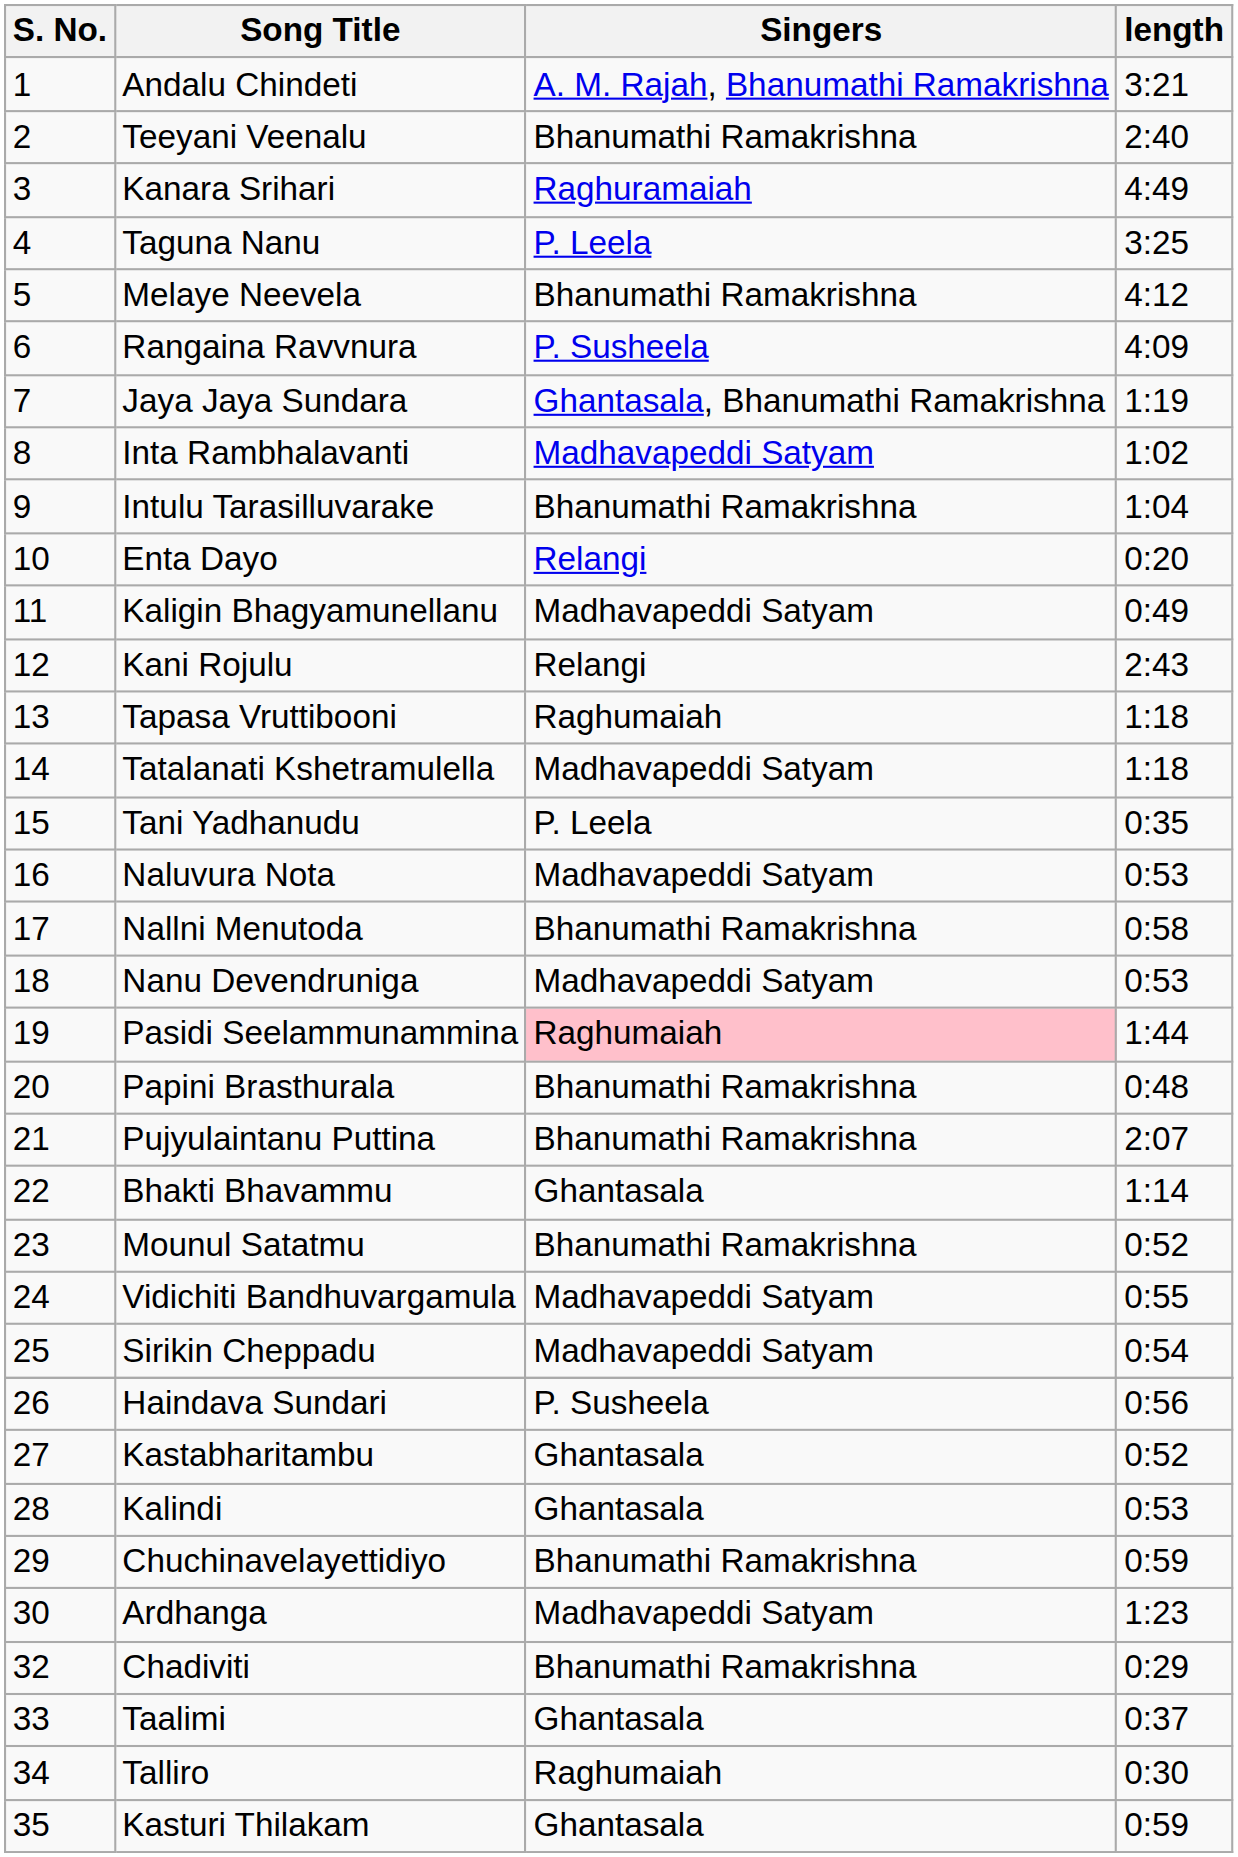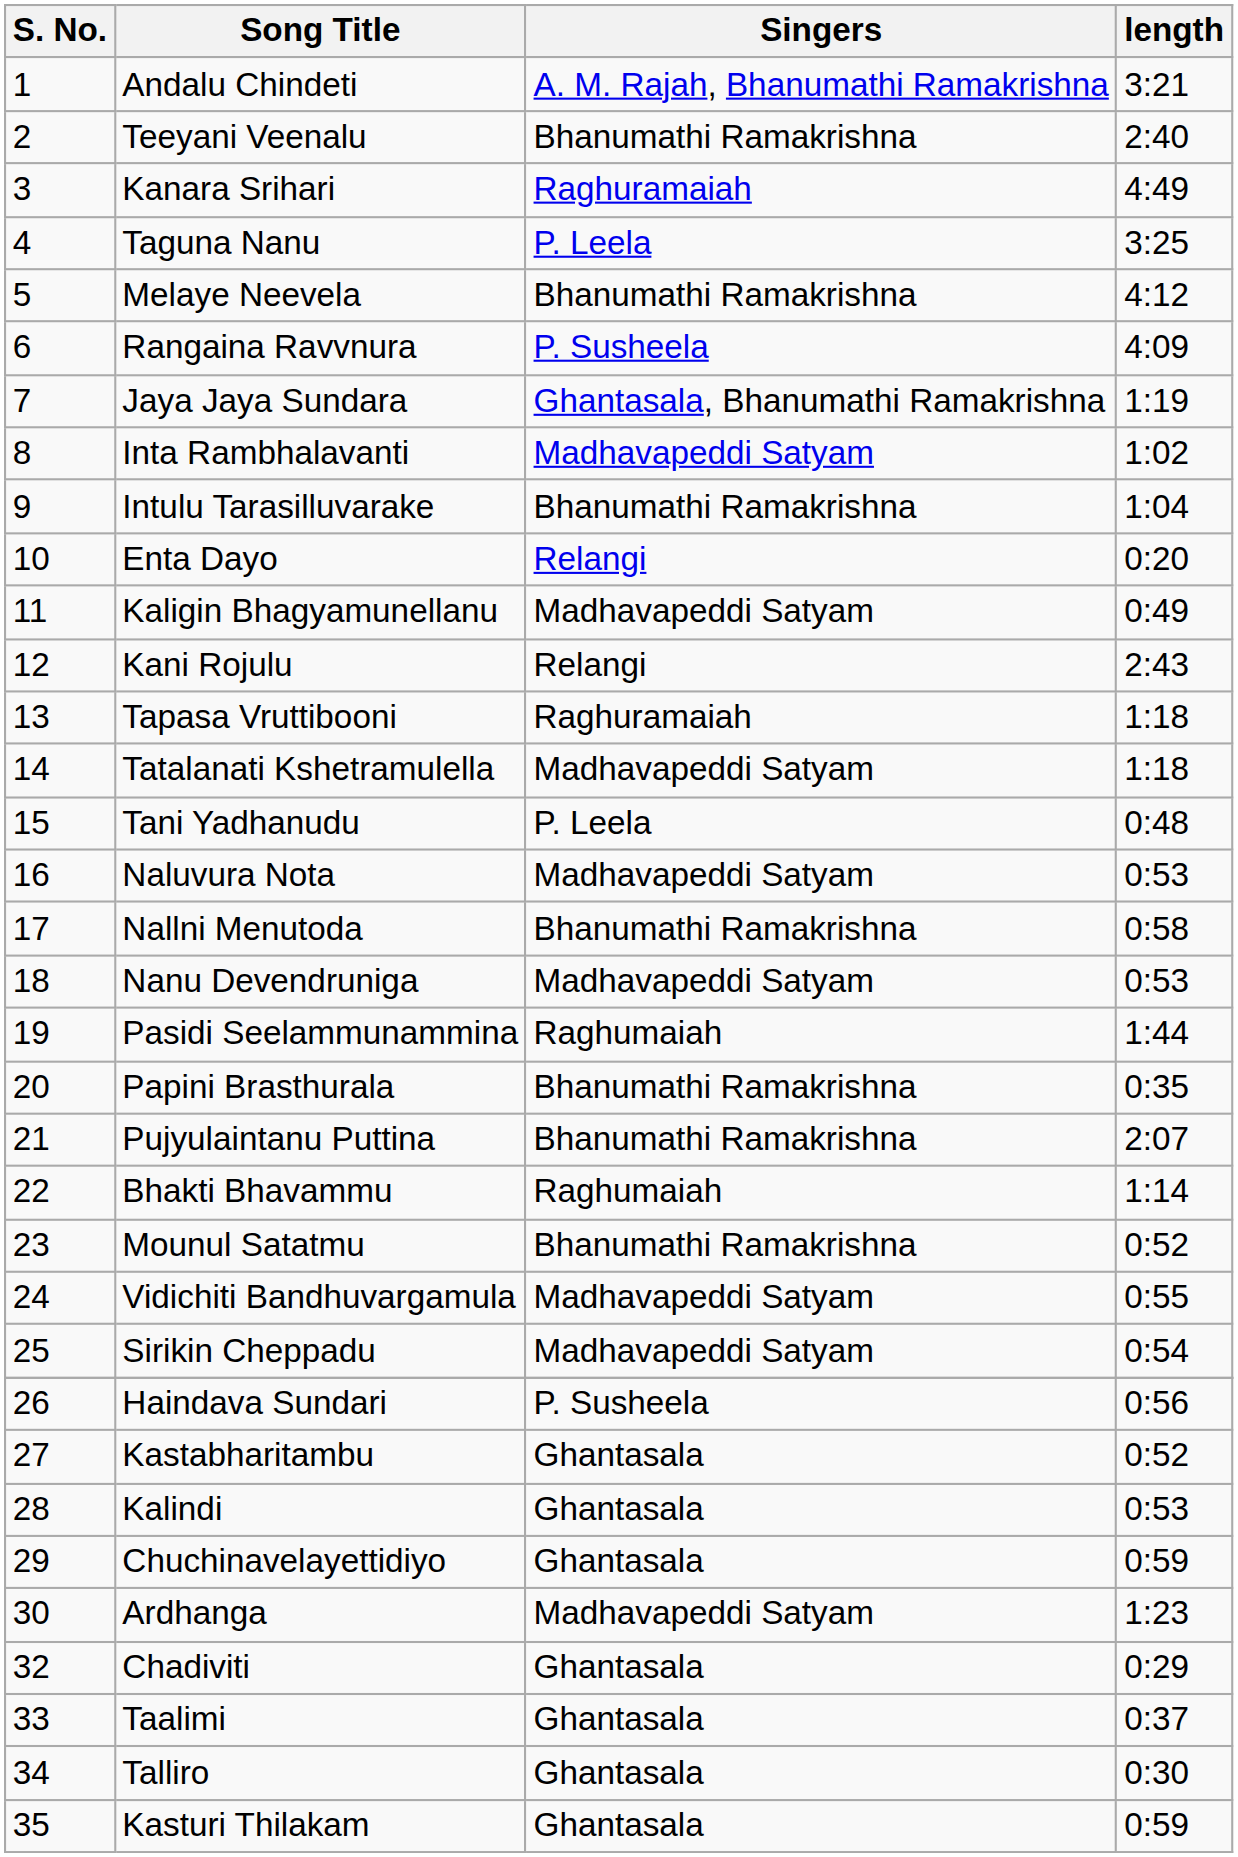(628, 717) Raghumaiah -> (643, 717) Raghuramaiah
(1157, 822) 0:35 -> (1157, 822) 0:48
(628, 1033) pink background -> (628, 1033) no background
(1157, 1086) 0:48 -> (1157, 1086) 0:35
(619, 1192) Ghantasala -> (628, 1192) Raghumaiah
(725, 1561) Bhanumathi Ramakrishna -> (619, 1561) Ghantasala
(725, 1667) Bhanumathi Ramakrishna -> (619, 1667) Ghantasala
(628, 1772) Raghumaiah -> (619, 1772) Ghantasala
